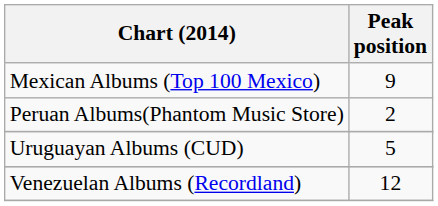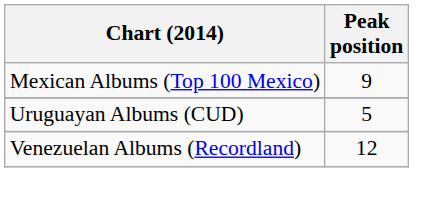- row: (177, 114)
